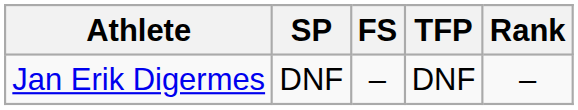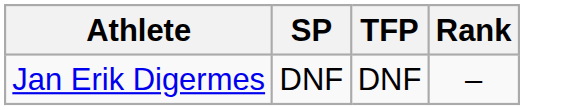- column: (377, 30)
